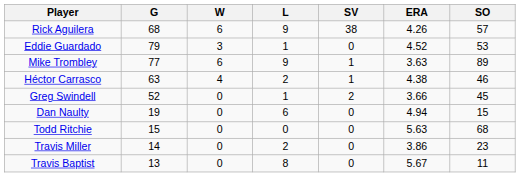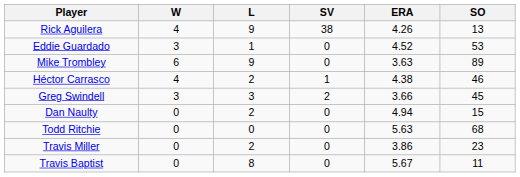- column: (154, 12)
(220, 29) 6 -> (176, 29) 4
(483, 29) 57 -> (478, 29) 13
(351, 63) 1 -> (327, 63) 0
(220, 96) 0 -> (176, 96) 3
(285, 96) 1 -> (251, 96) 3
(285, 113) 6 -> (251, 113) 2
